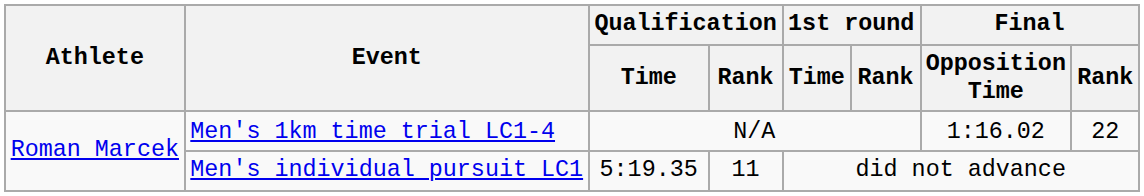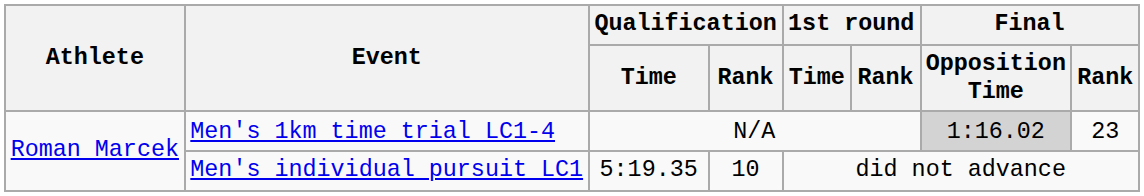(996, 131) no background -> (996, 131) lightgrey background
(1105, 131) 22 -> (1105, 131) 23
(746, 170) 11 -> (746, 170) 10
